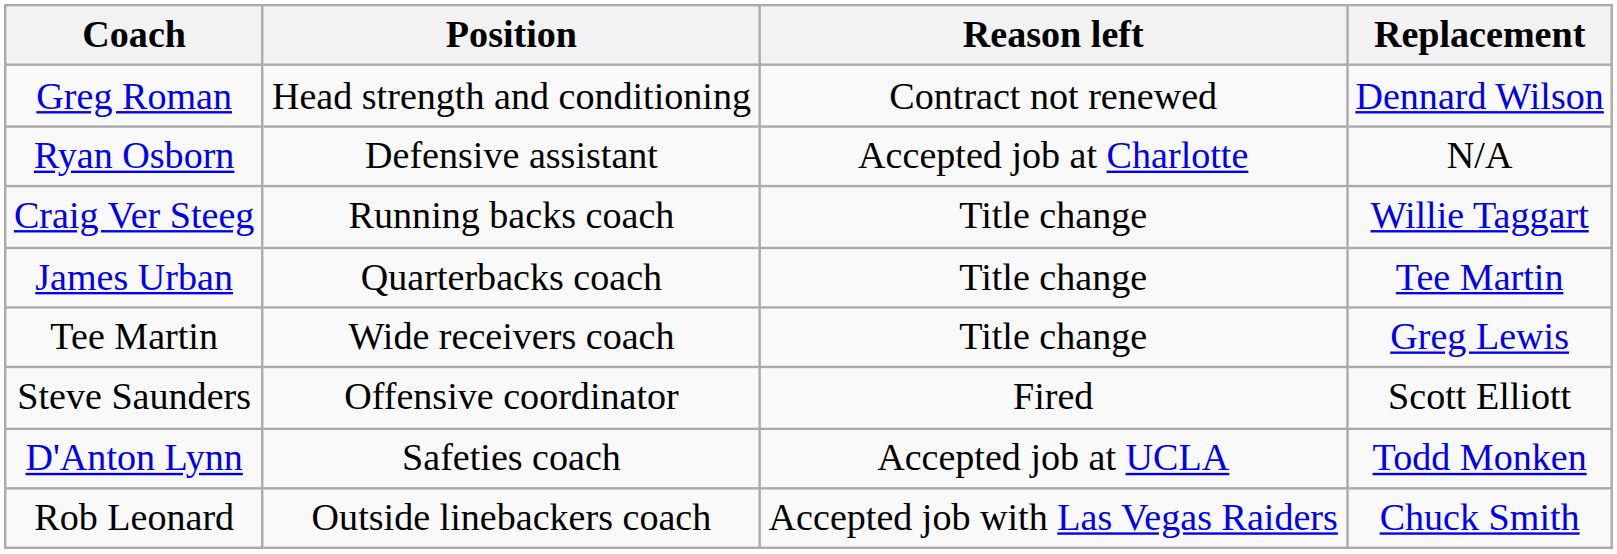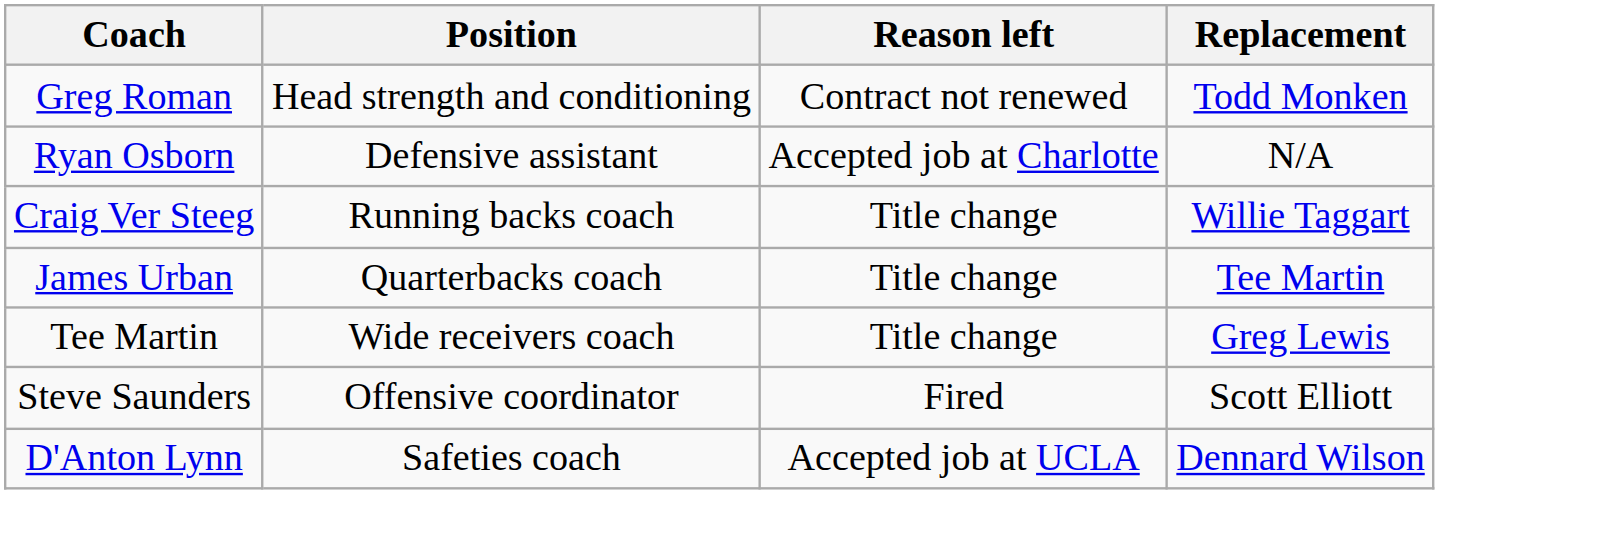(1480, 95) Dennard Wilson -> (1301, 95) Todd Monken
(1480, 457) Todd Monken -> (1301, 457) Dennard Wilson
- row: (134, 517)
